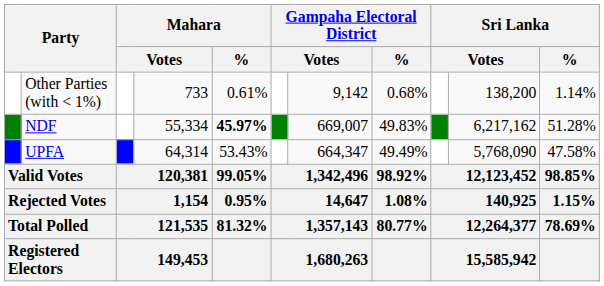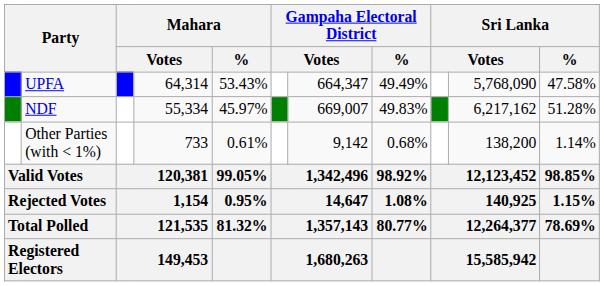rows swapped: (45, 151) <-> (66, 93)
(242, 126) bold -> (243, 109) normal
